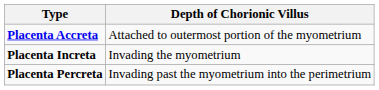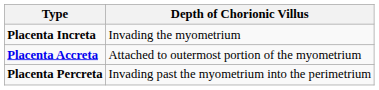rows swapped: (53, 34) <-> (52, 54)
